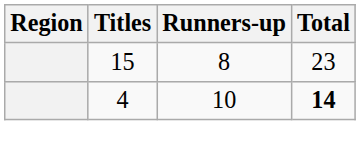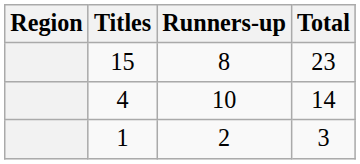(323, 100) bold -> (323, 100) normal
+ row: (123, 138)
